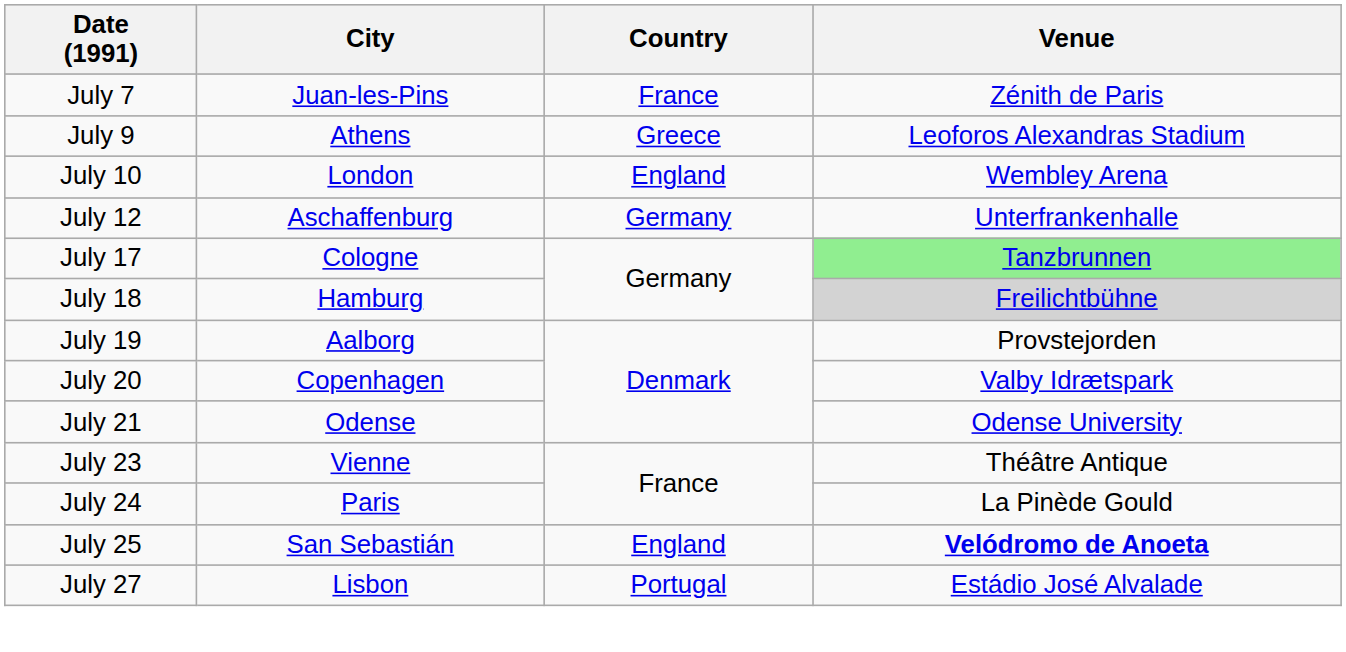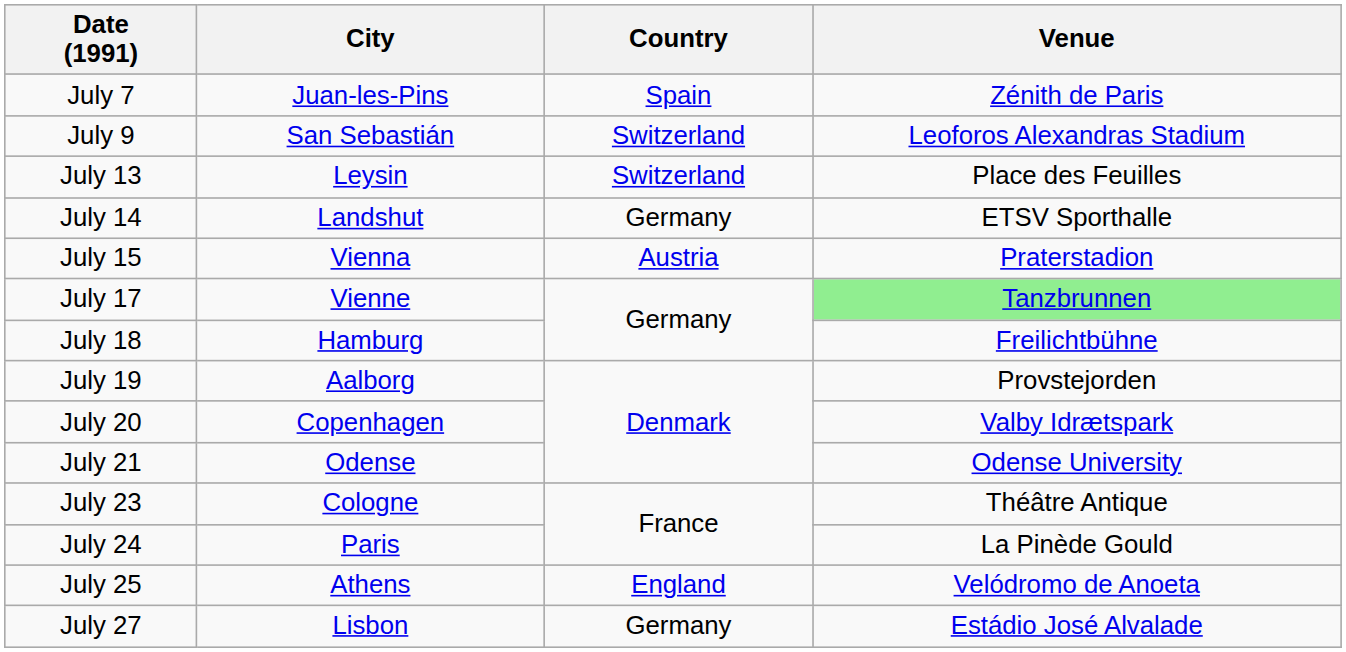(678, 94) France -> (678, 94) Spain
(370, 135) Athens -> (370, 135) San Sebastián
(678, 135) Greece -> (678, 135) Switzerland
- row: (101, 176)
- row: (101, 217)
+ row: (101, 176)
+ row: (101, 217)
+ row: (101, 258)
(370, 258) Cologne -> (370, 299) Vienne
(1077, 299) lightgrey background -> (1077, 339) no background
(370, 462) Vienne -> (370, 503) Cologne
(370, 544) San Sebastián -> (370, 585) Athens
(1077, 544) bold -> (1077, 585) normal
(678, 585) Portugal -> (678, 625) Germany
